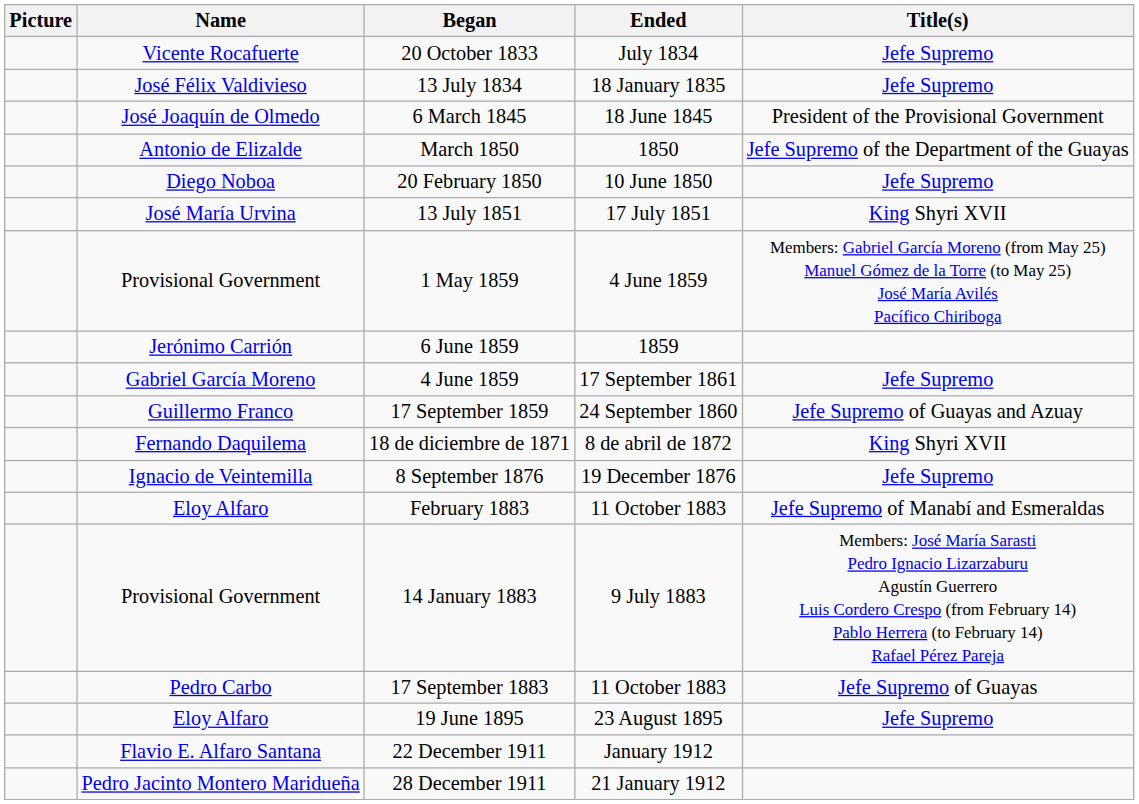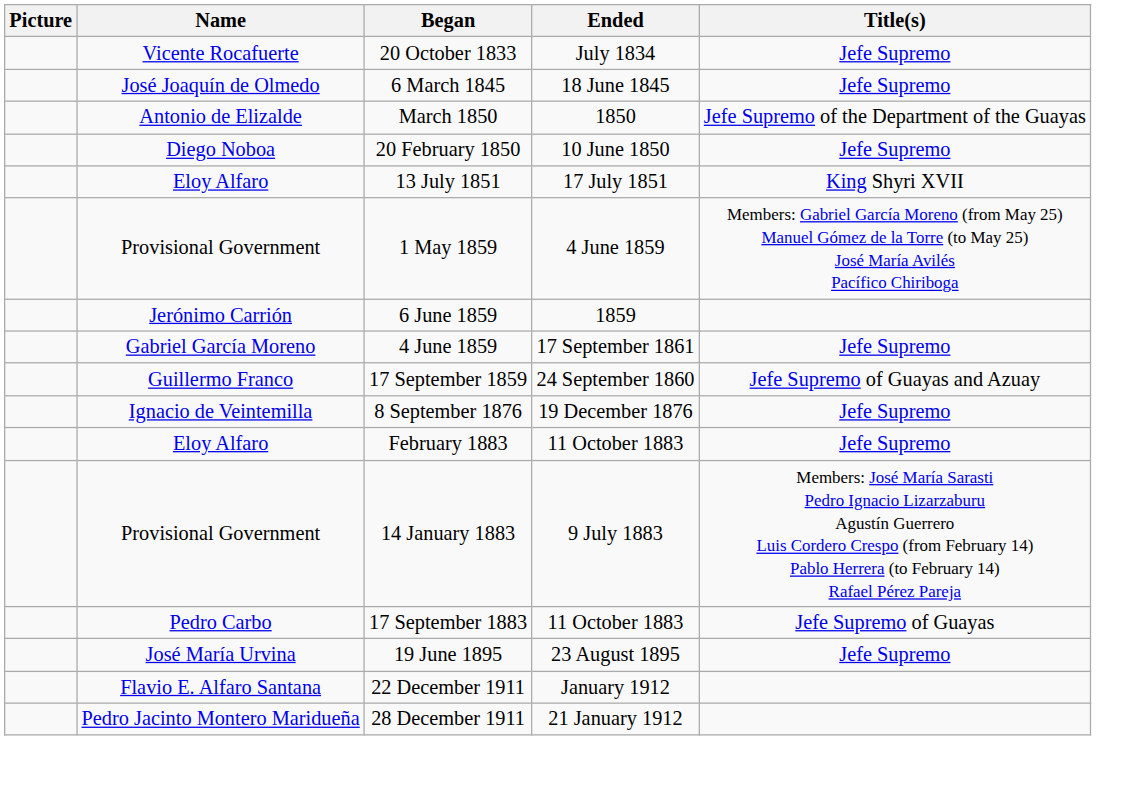- row: (470, 85)
(938, 117) President of the Provisional Government -> (895, 85) Jefe Supremo
(221, 213) José María Urvina -> (221, 181) Eloy Alfaro
- row: (470, 443)
(938, 508) Jefe Supremo of Manabí and Esmeraldas -> (895, 443) Jefe Supremo
(221, 719) Eloy Alfaro -> (221, 654) José María Urvina
